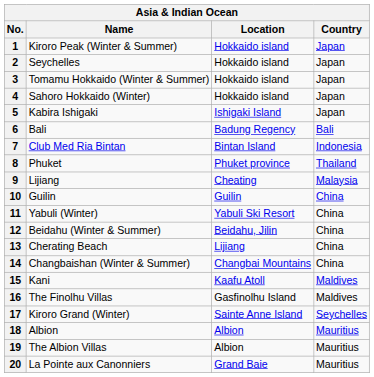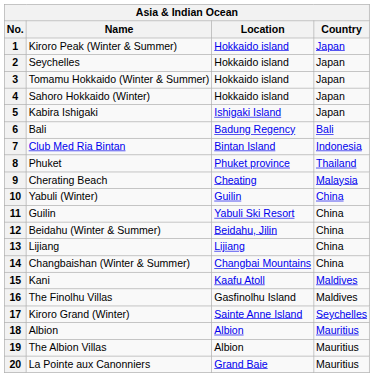(44, 180) Lijiang -> (68, 180) Cherating Beach
(42, 197) Guilin -> (63, 197) Yabuli (Winter)
(63, 213) Yabuli (Winter) -> (42, 213) Guilin
(68, 247) Cherating Beach -> (44, 247) Lijiang
